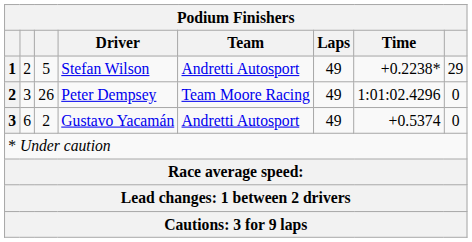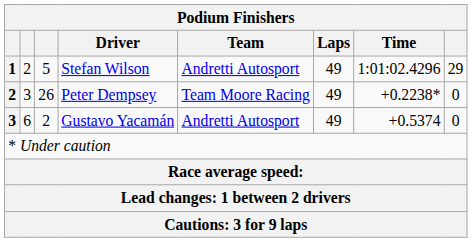(411, 69) +0.2238* -> (399, 69) 1:01:02.4296
(399, 95) 1:01:02.4296 -> (411, 95) +0.2238*
